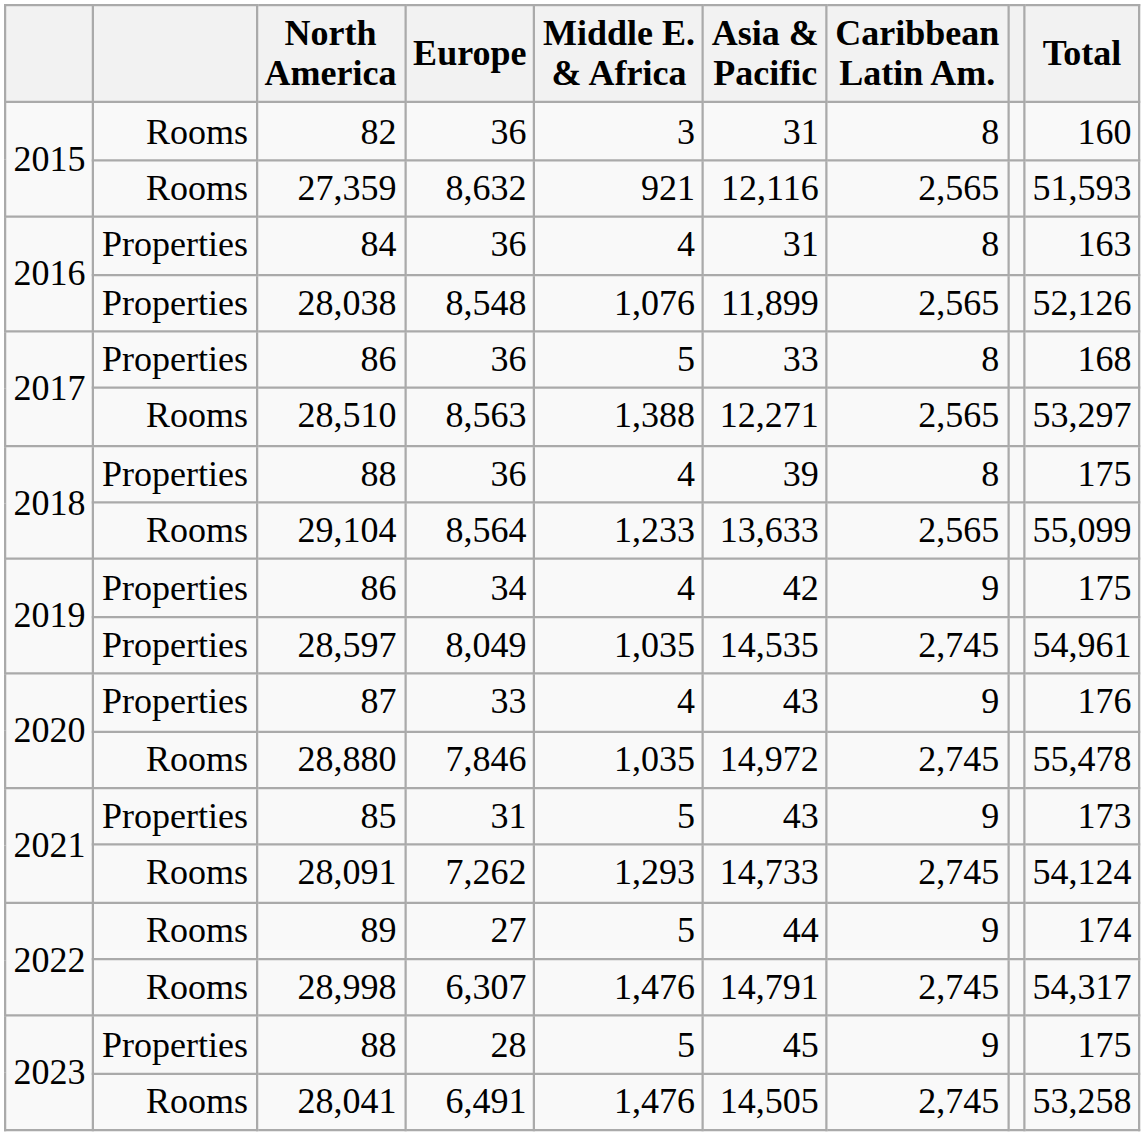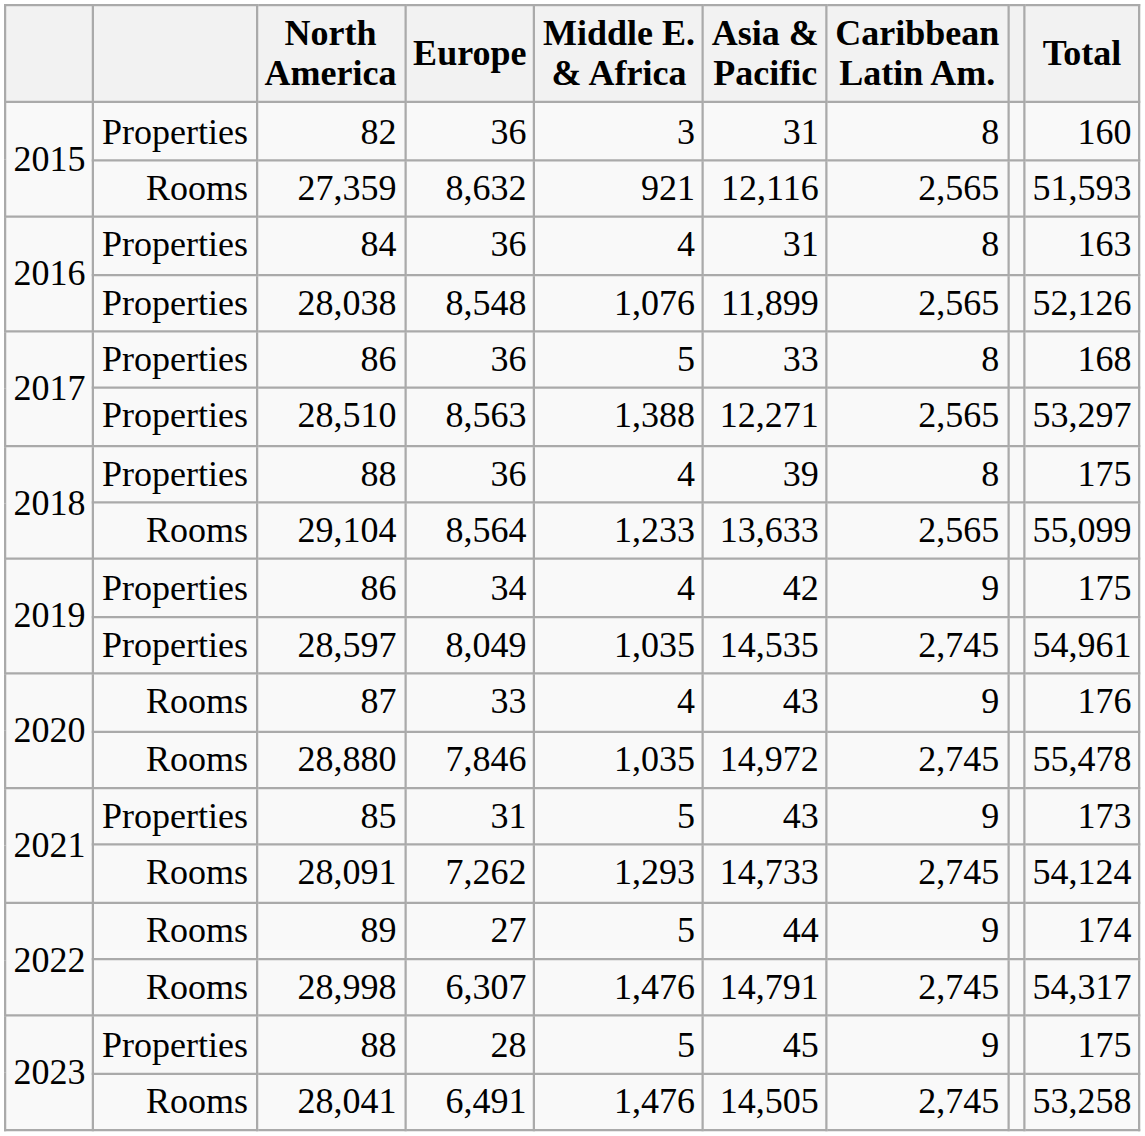(197, 130) Rooms -> (175, 130) Properties
(197, 416) Rooms -> (175, 416) Properties
(175, 701) Properties -> (197, 701) Rooms
